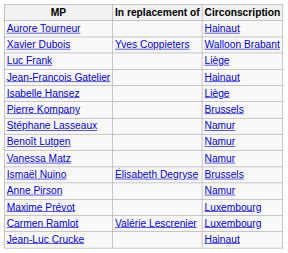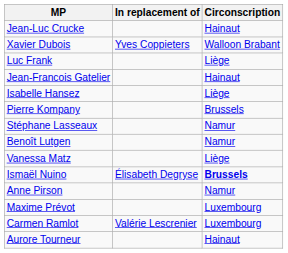rows swapped: (45, 239) <-> (44, 28)
(220, 158) Namur -> (217, 158) Liège
(224, 175) normal -> (226, 175) bold
